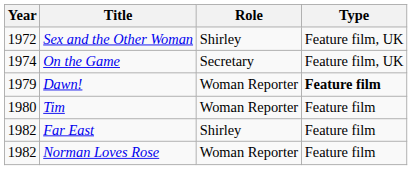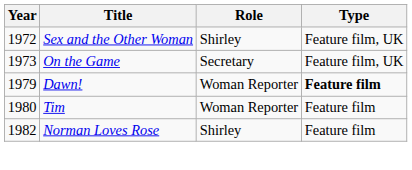(22, 61) 1974 -> (22, 61) 1973
- row: (69, 130)
(249, 152) Woman Reporter -> (220, 130) Shirley
